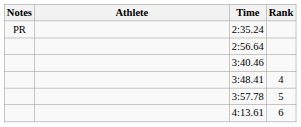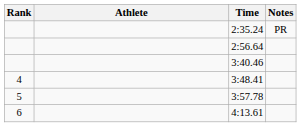columns swapped: (281, 12) <-> (19, 12)
